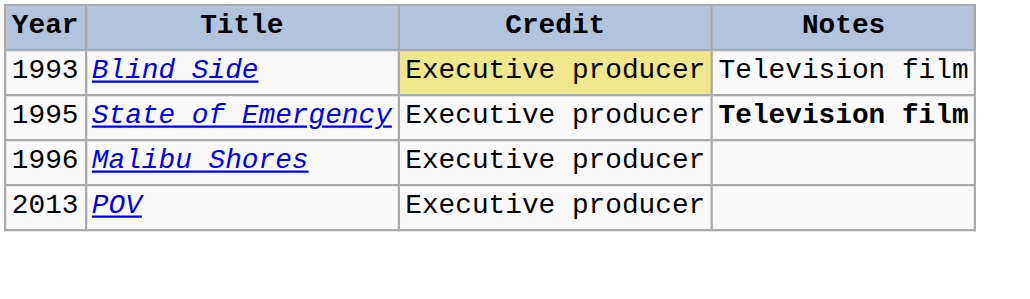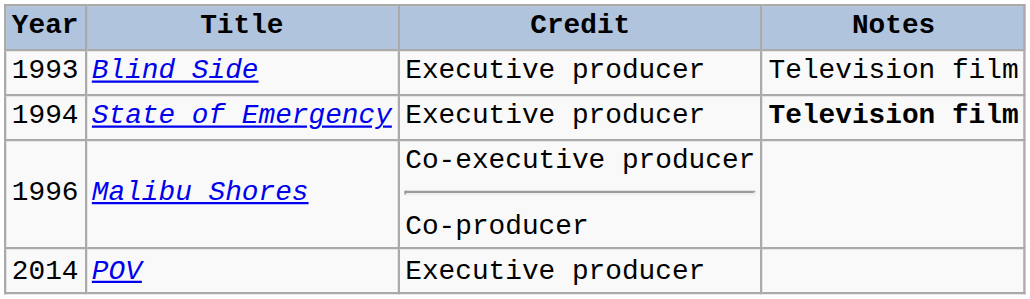(555, 73) khaki background -> (555, 73) no background
(45, 118) 1995 -> (45, 118) 1994
(555, 162) Executive producer -> (580, 194) Co-executive producer Co-producer
(45, 207) 2013 -> (45, 271) 2014
